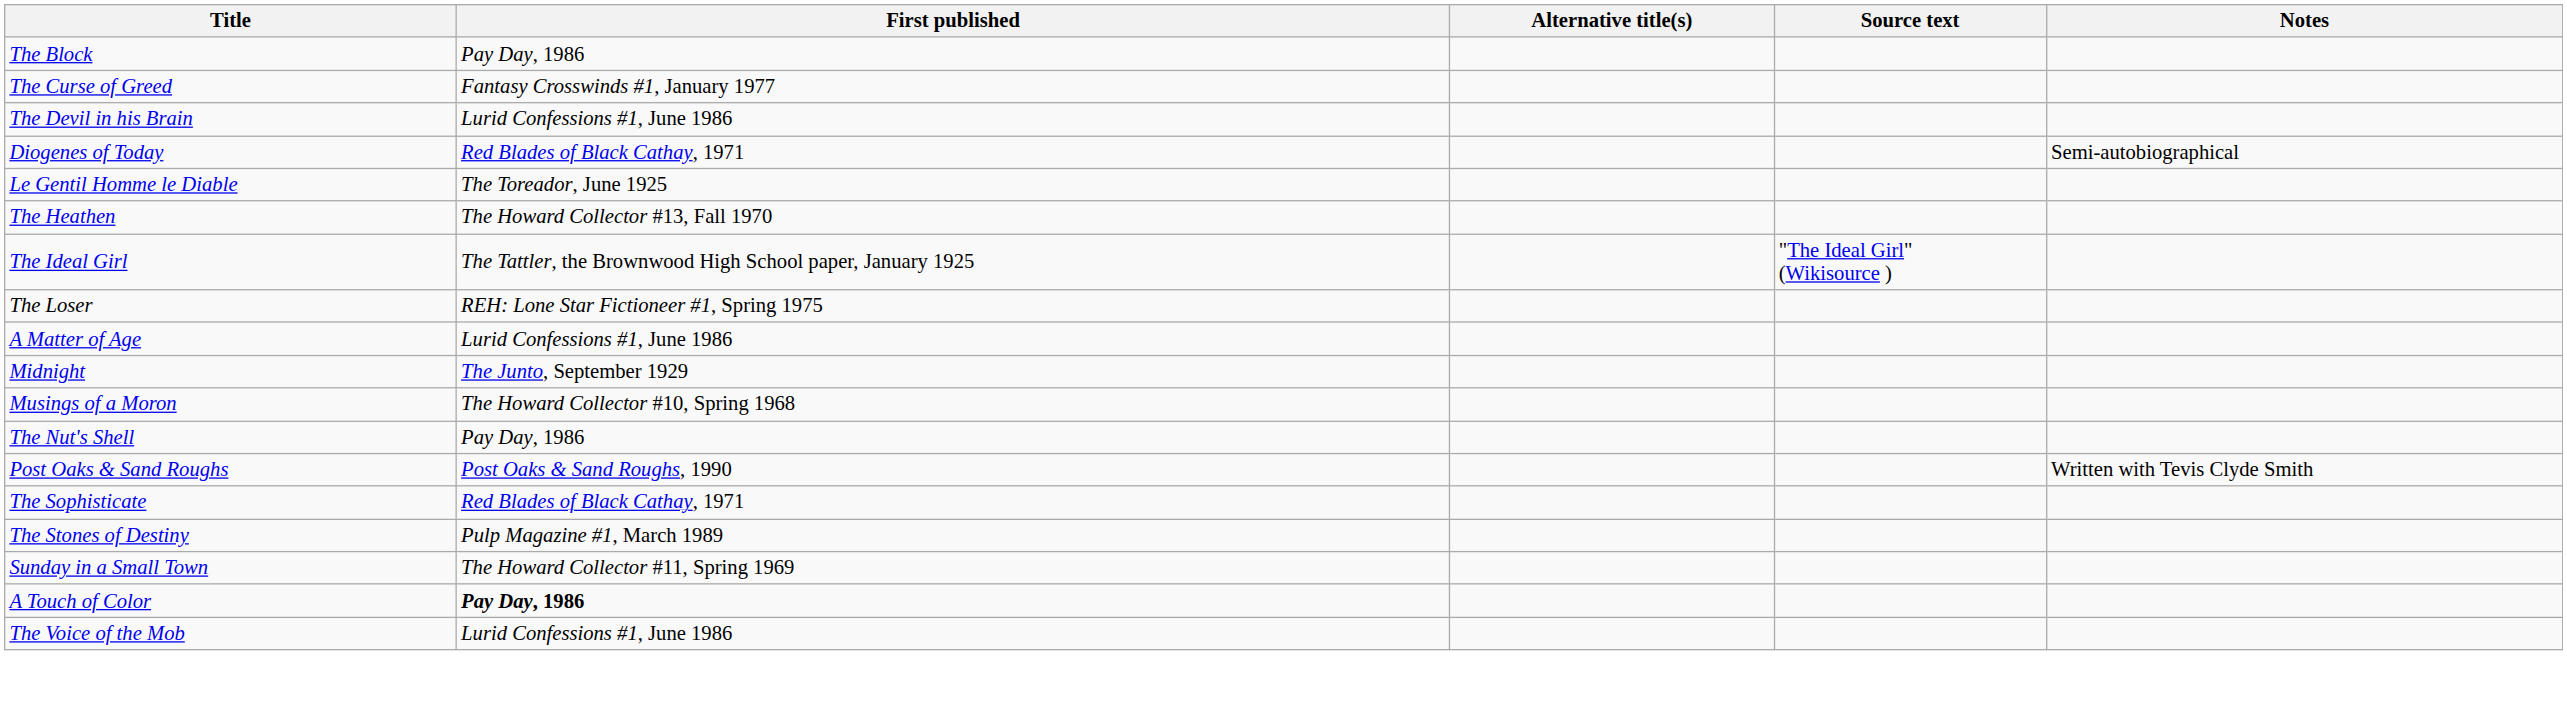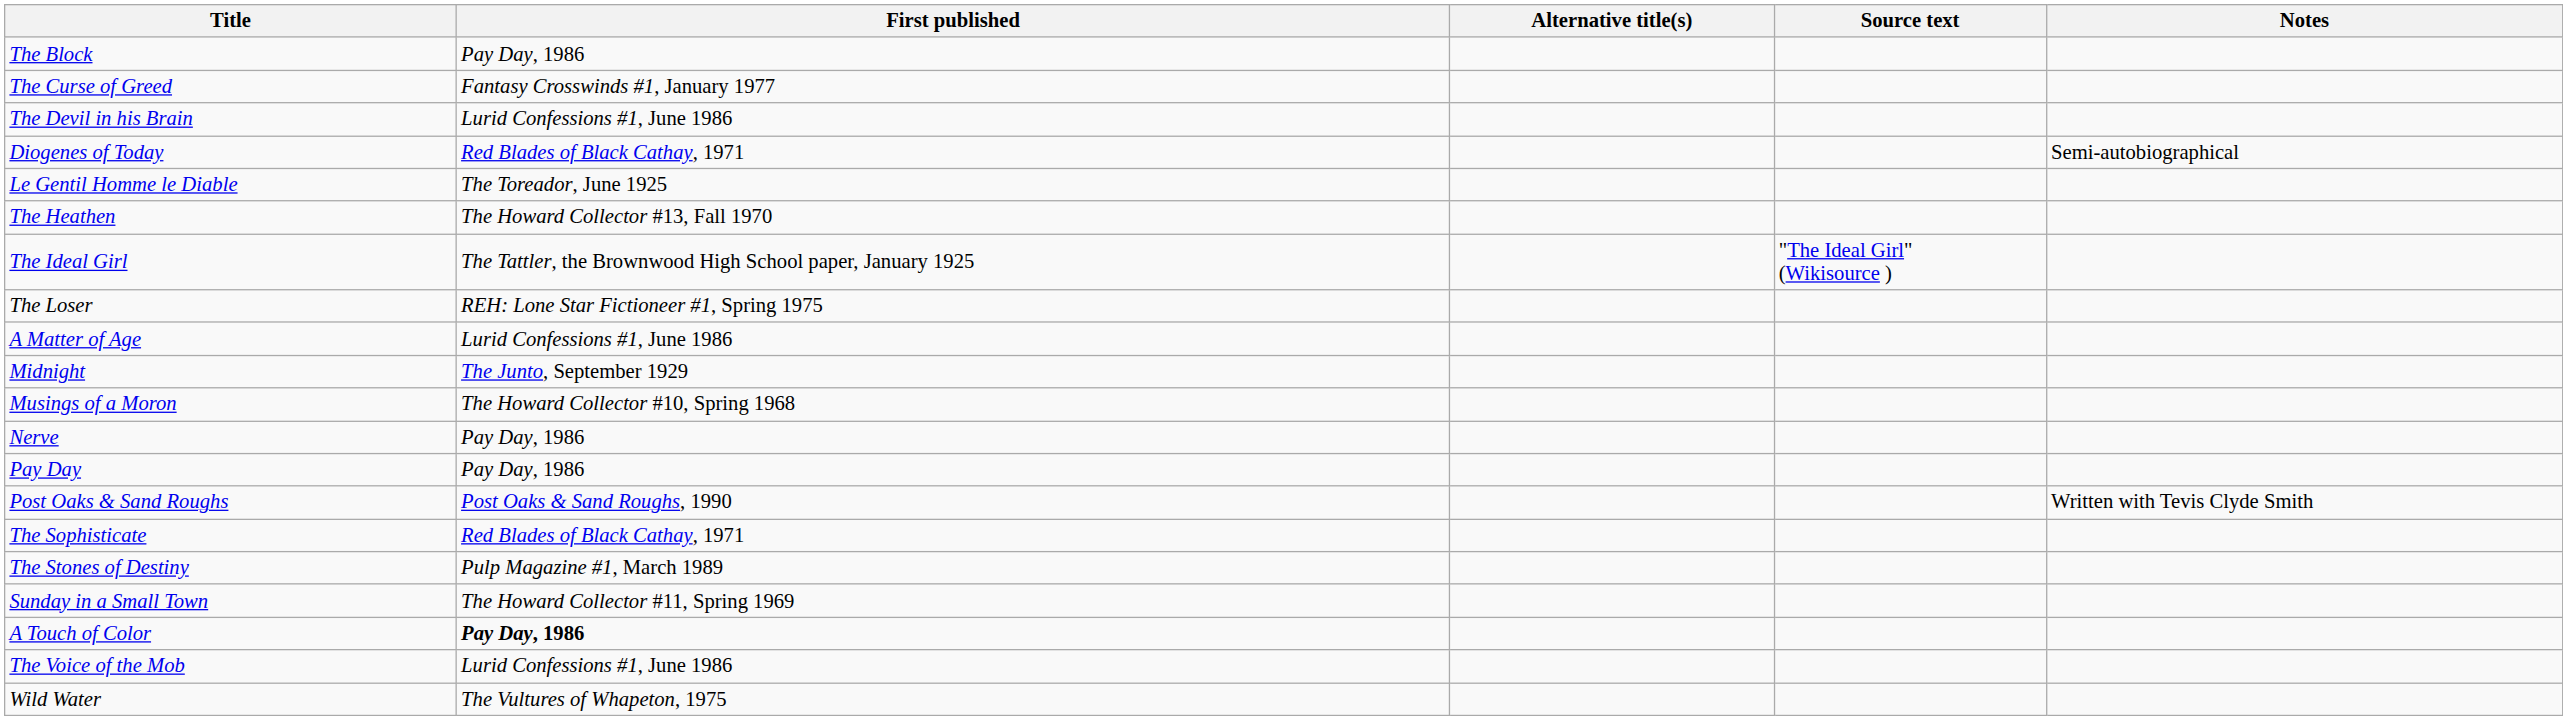+ row: (34, 436)
- row: (72, 436)
+ row: (45, 469)
+ row: (55, 698)
